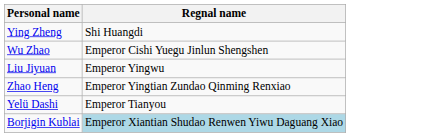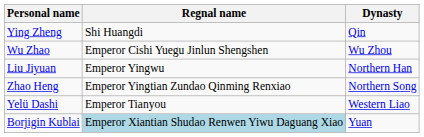+ column: (382, 13)
